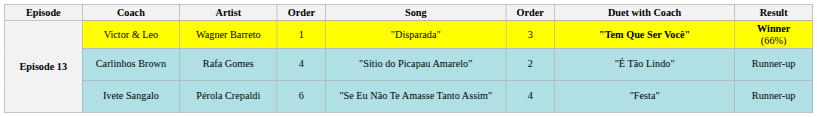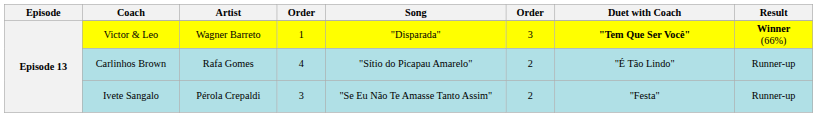(301, 96) 6 -> (301, 96) 3
(530, 96) 4 -> (530, 96) 2
